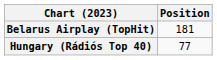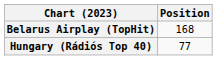(185, 30) 181 -> (185, 30) 168
